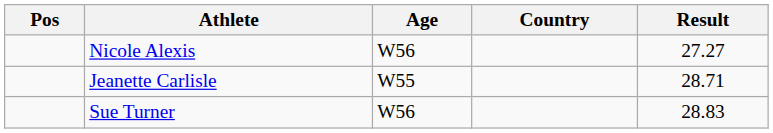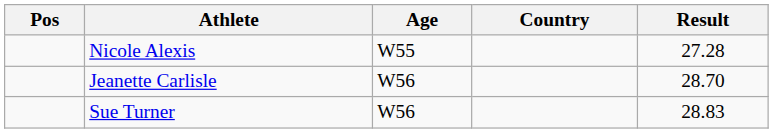(396, 50) W56 -> (396, 50) W55
(703, 50) 27.27 -> (703, 50) 27.28
(396, 81) W55 -> (396, 81) W56
(703, 81) 28.71 -> (703, 81) 28.70
